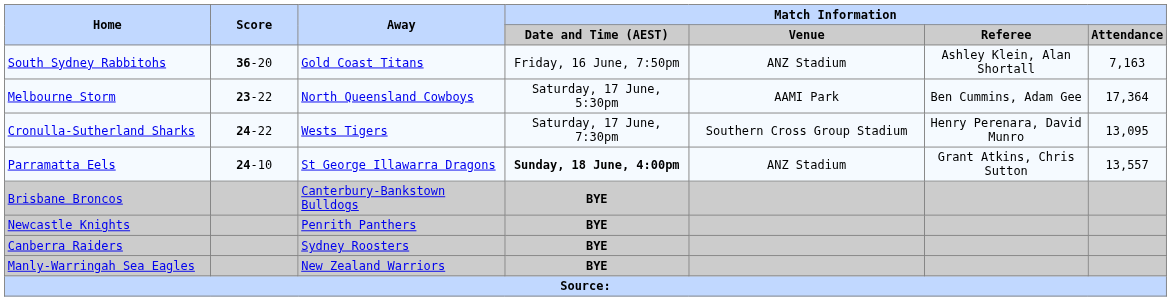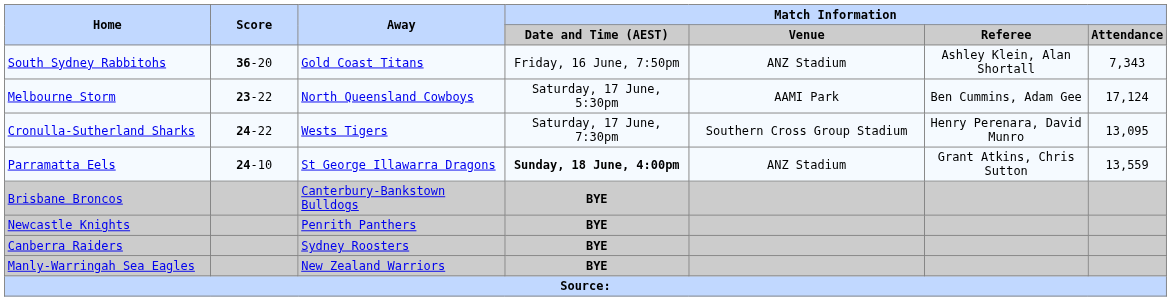(1127, 62) 7,163 -> (1127, 62) 7,343
(1127, 96) 17,364 -> (1127, 96) 17,124
(1127, 164) 13,557 -> (1127, 164) 13,559
